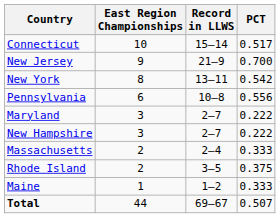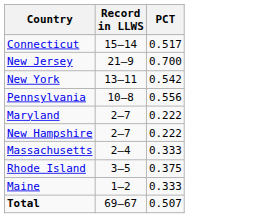- column: (140, 20)
